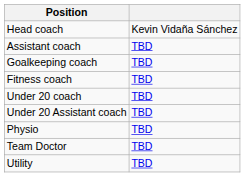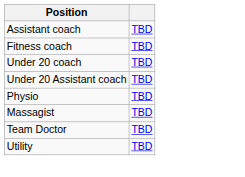- row: (35, 29)
- row: (52, 63)
+ row: (31, 113)
